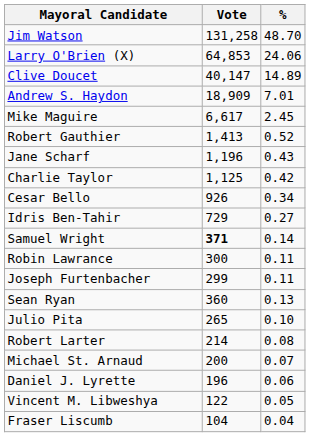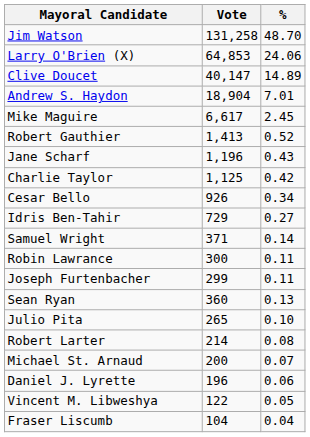(228, 96) 18,909 -> (228, 96) 18,904
(217, 238) bold -> (217, 238) normal
